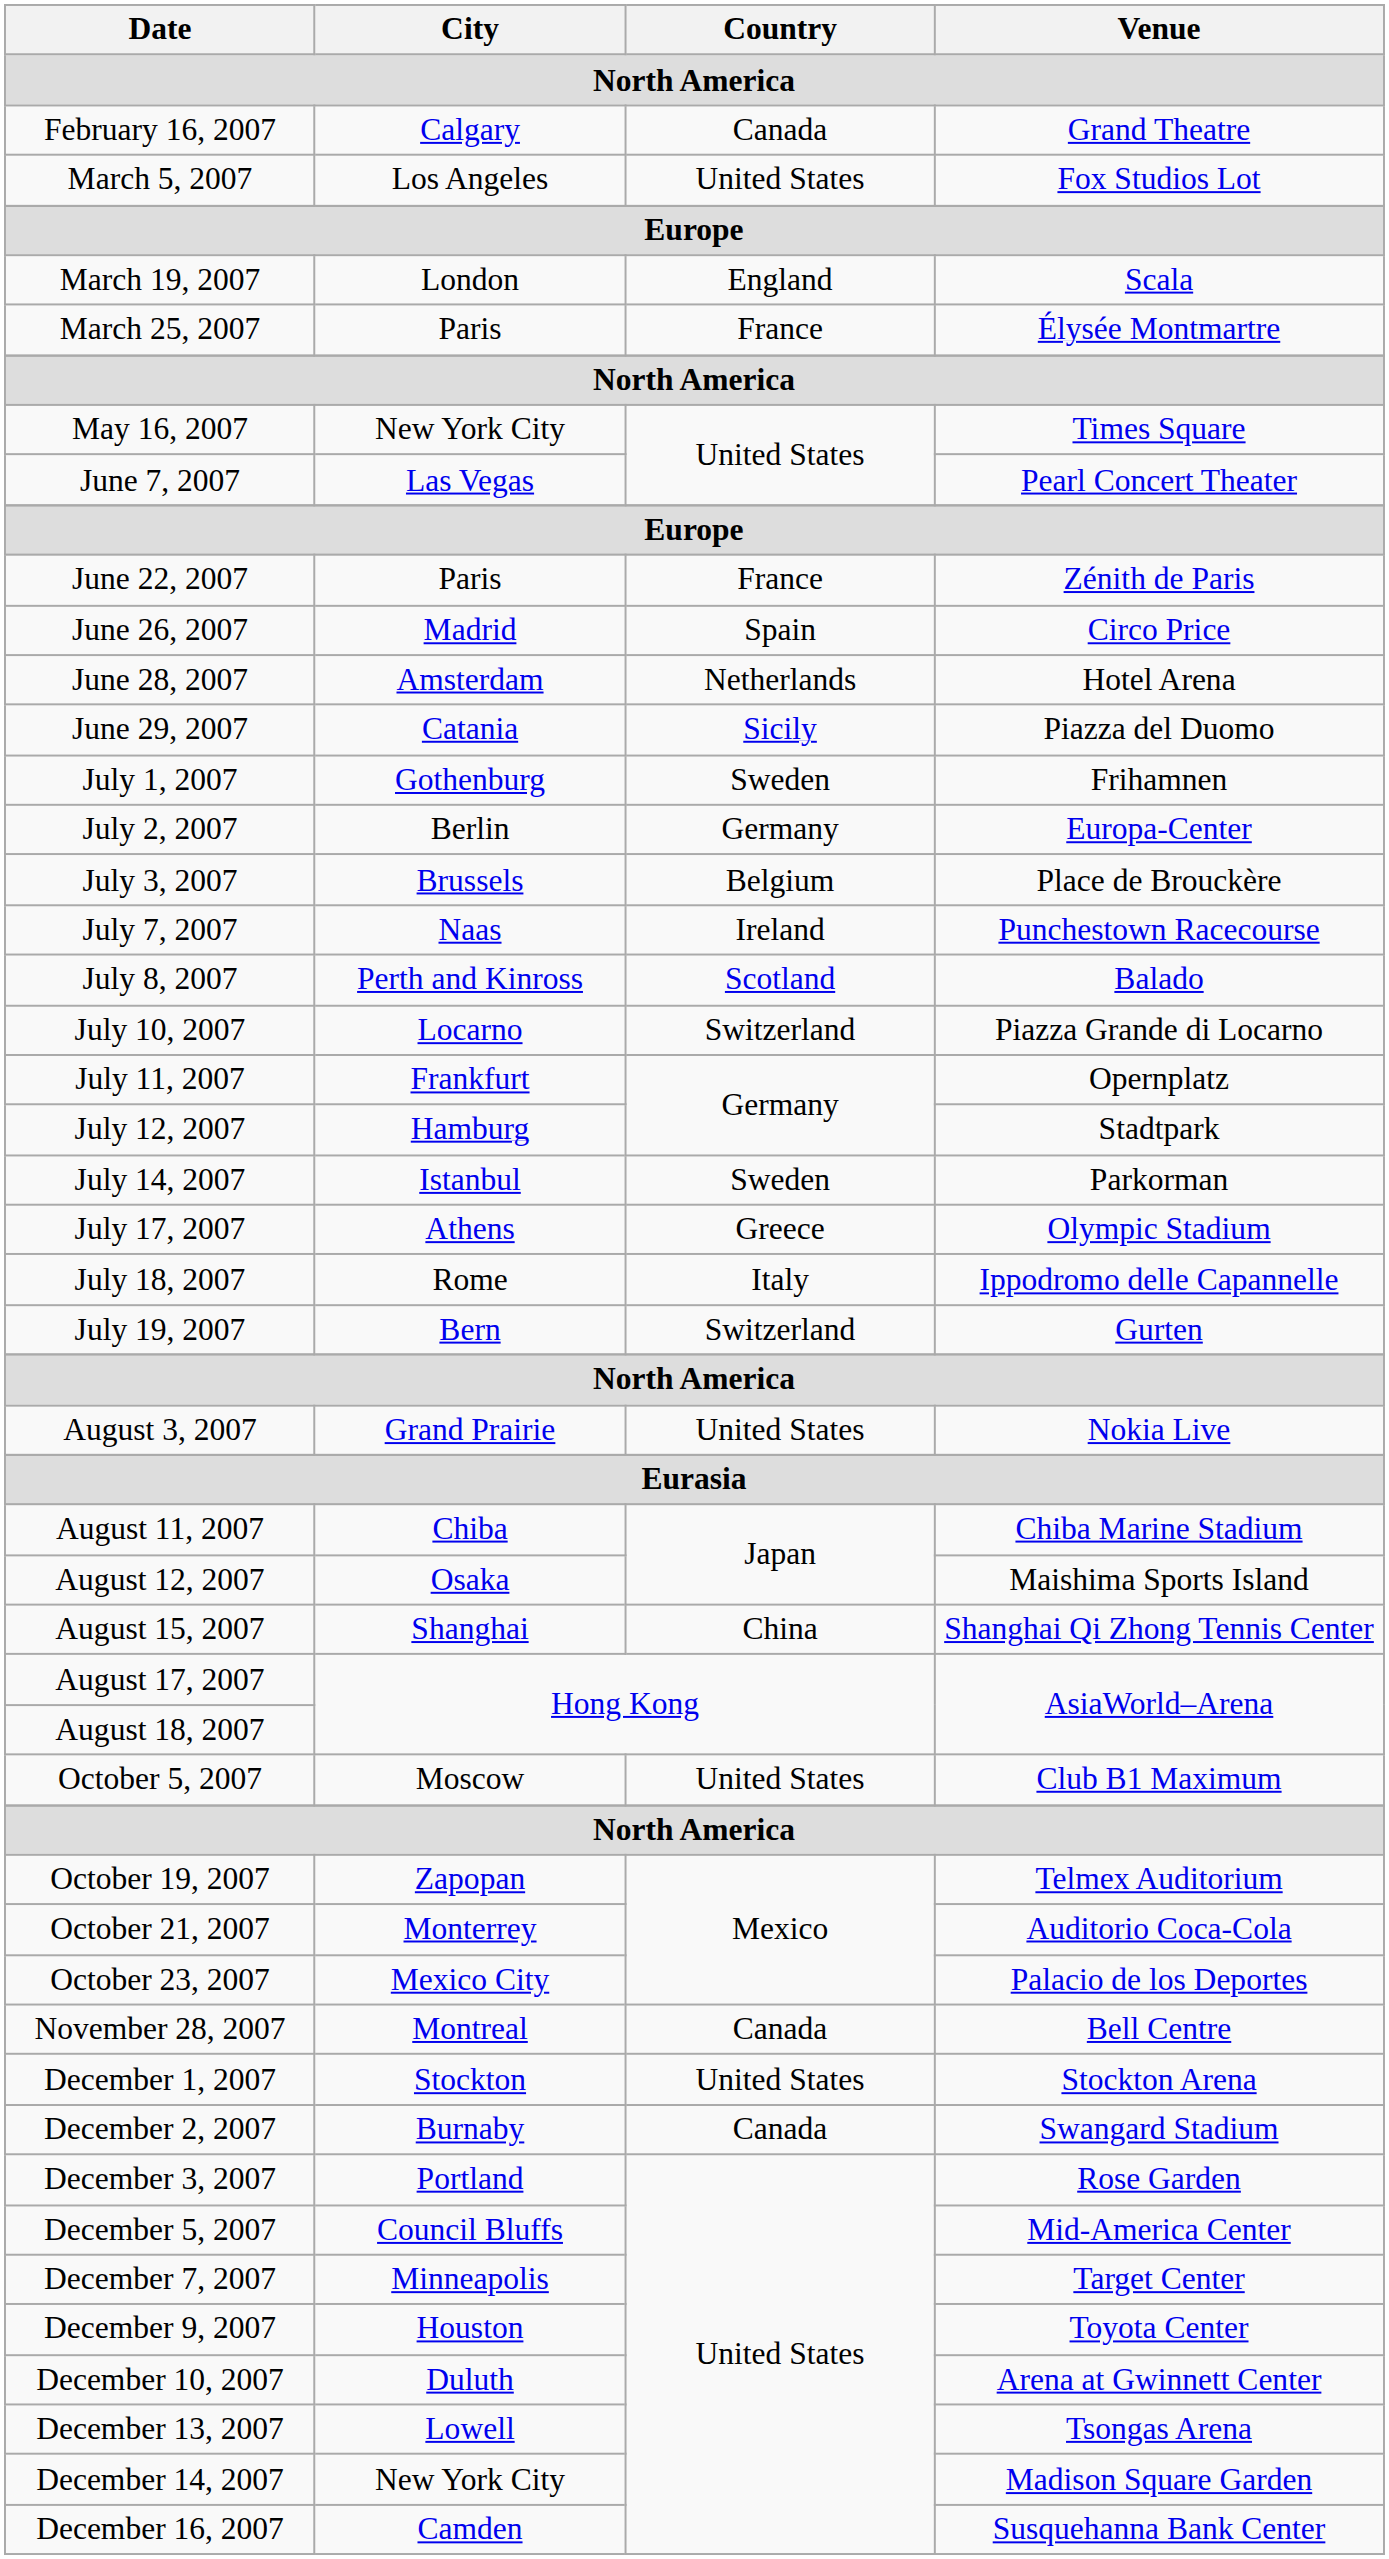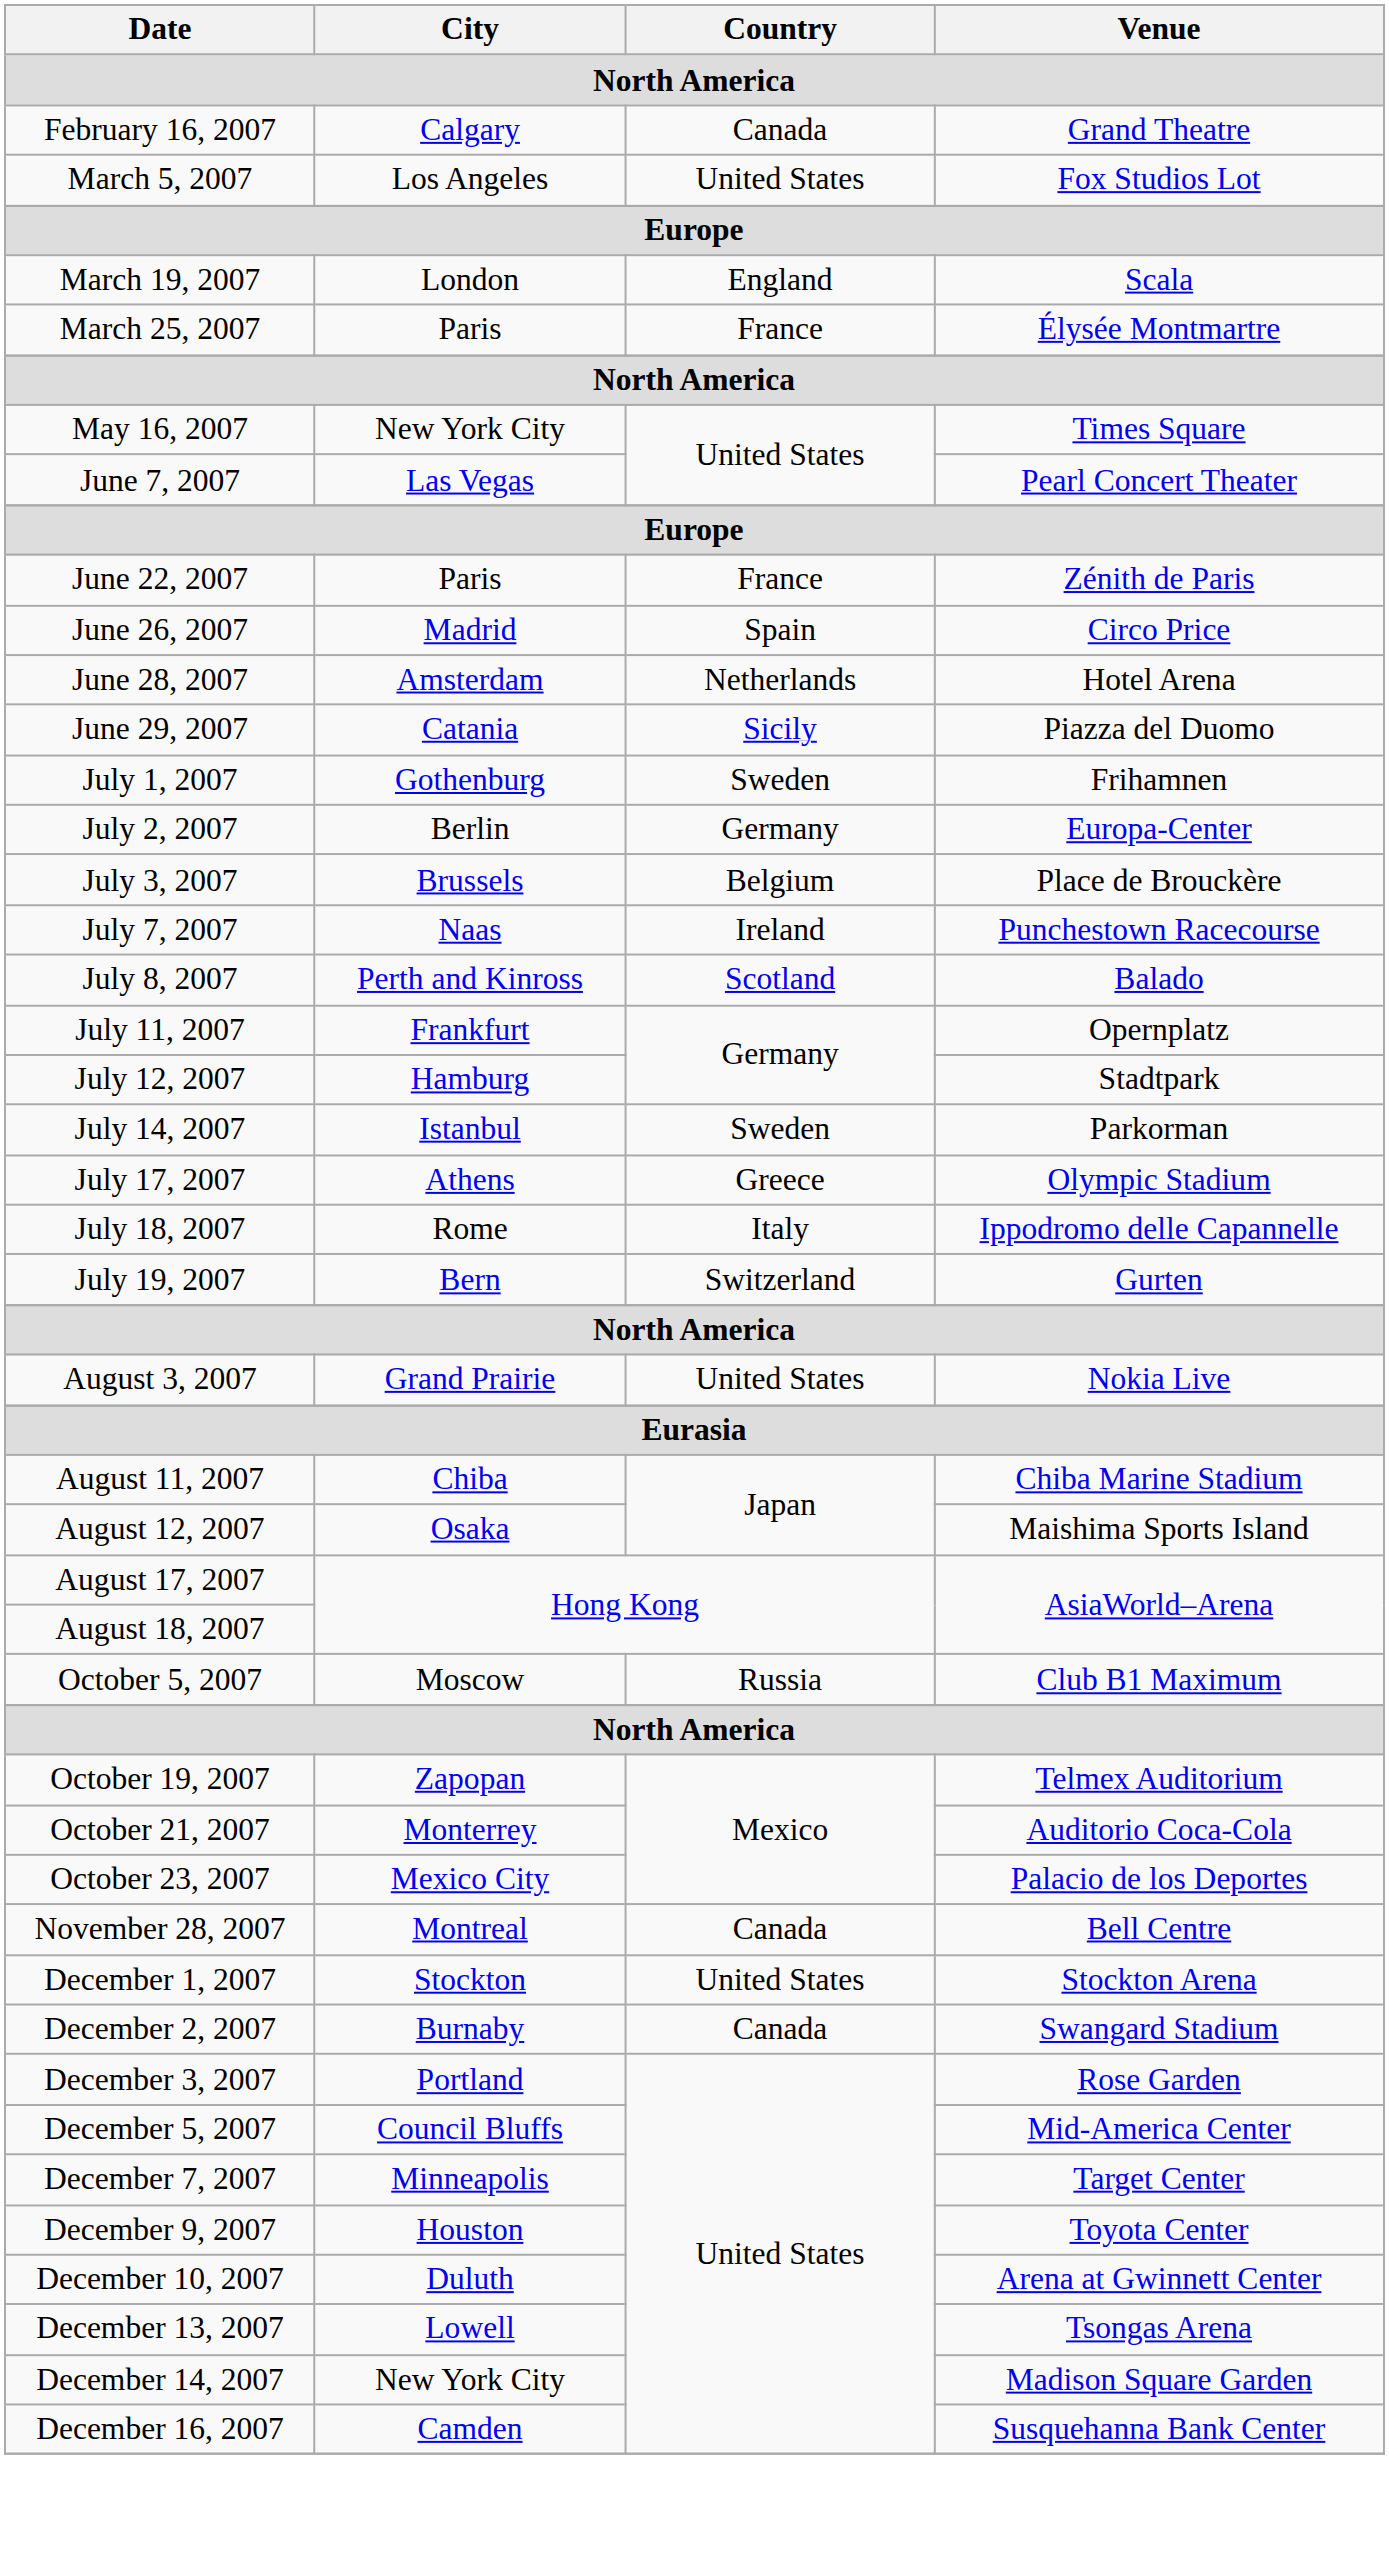- row: (160, 1029)
- row: (160, 1629)
(780, 1779) United States -> (780, 1679) Russia
